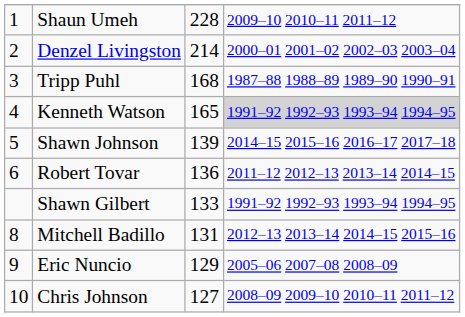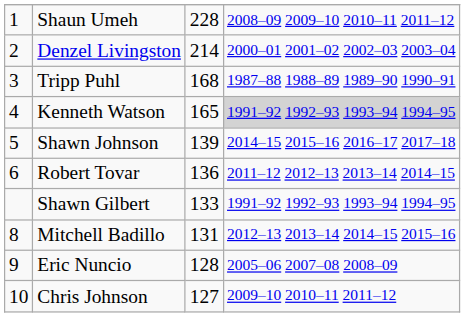(312, 19) 2009–10 2010–11 2011–12 -> (341, 19) 2008–09 2009–10 2010–11 2011–12
(204, 265) 129 -> (204, 265) 128
(341, 296) 2008–09 2009–10 2010–11 2011–12 -> (312, 296) 2009–10 2010–11 2011–12
